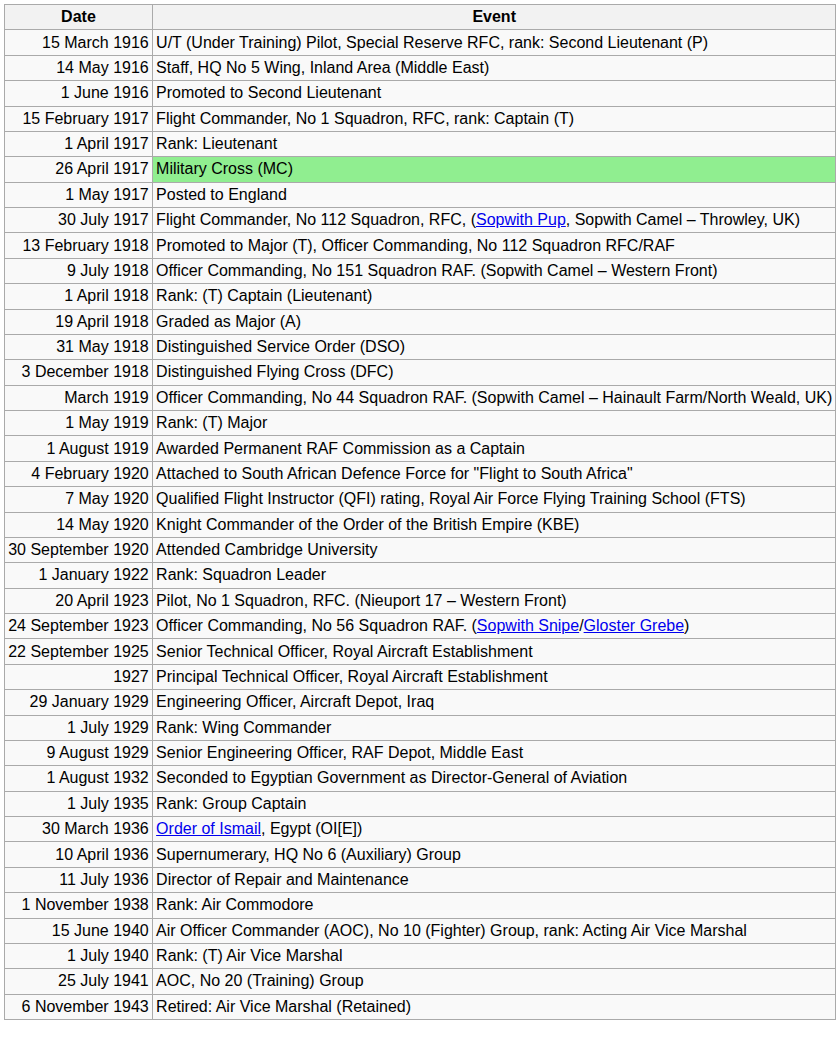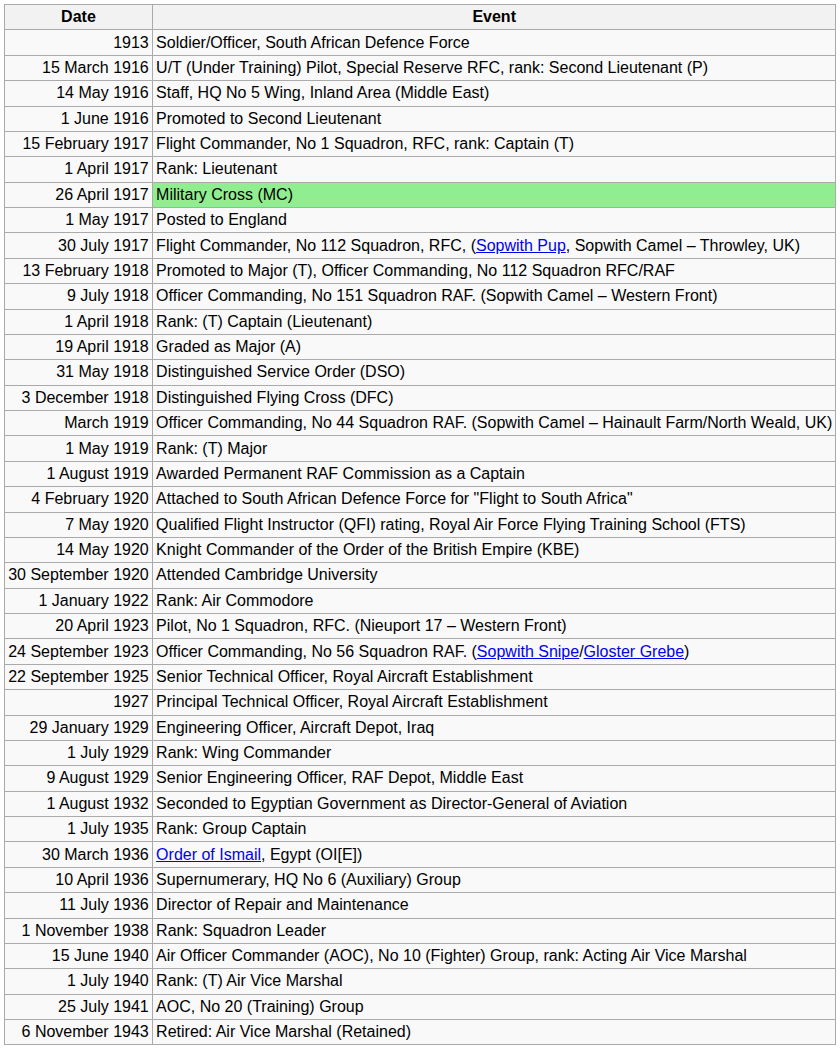+ row: (131, 42)
(241, 575) Rank: Squadron Leader -> (235, 600) Rank: Air Commodore
(235, 905) Rank: Air Commodore -> (241, 930) Rank: Squadron Leader
